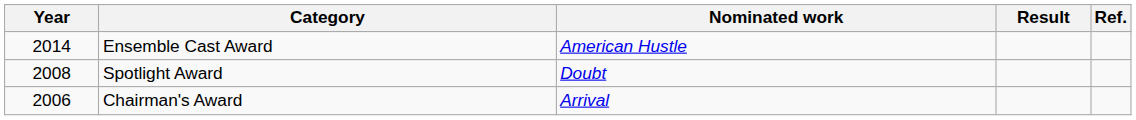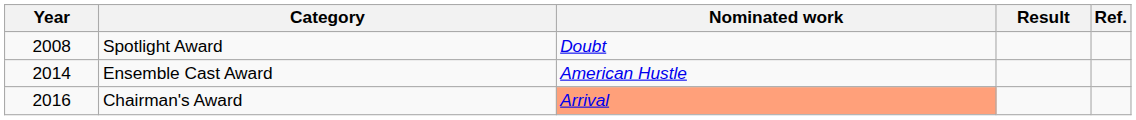rows swapped: (163, 73) <-> (188, 45)
(52, 100) 2006 -> (52, 100) 2016
(585, 100) no background -> (585, 100) lightsalmon background
